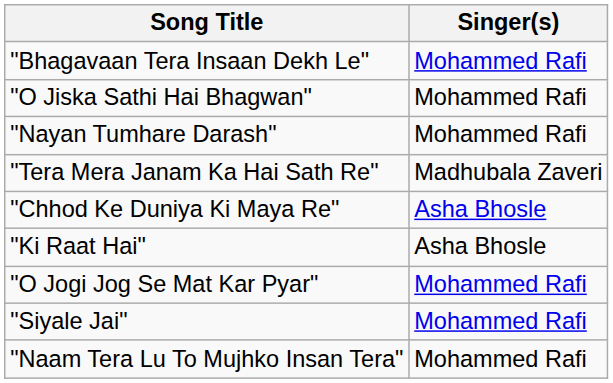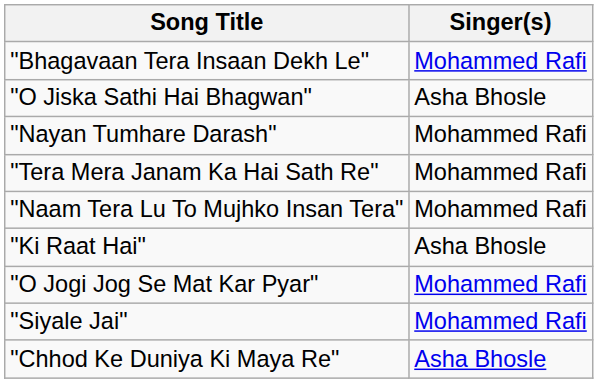(501, 97) Mohammed Rafi -> (480, 97) Asha Bhosle
(508, 172) Madhubala Zaveri -> (501, 172) Mohammed Rafi
rows swapped: (175, 209) <-> (207, 358)
